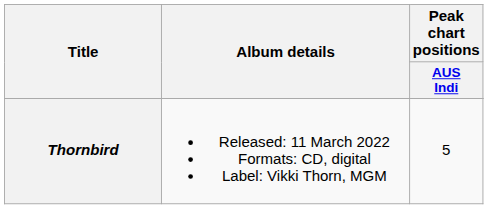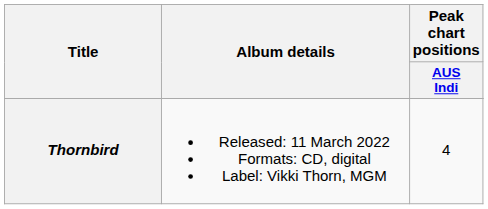(446, 150) 5 -> (446, 150) 4
